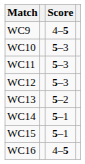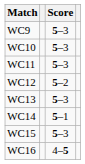(60, 30) 4–5 -> (60, 30) 5–3
(60, 82) 5–3 -> (60, 82) 5–2
(60, 99) 5–2 -> (60, 99) 5–3
(60, 133) 5–1 -> (60, 133) 5–3
